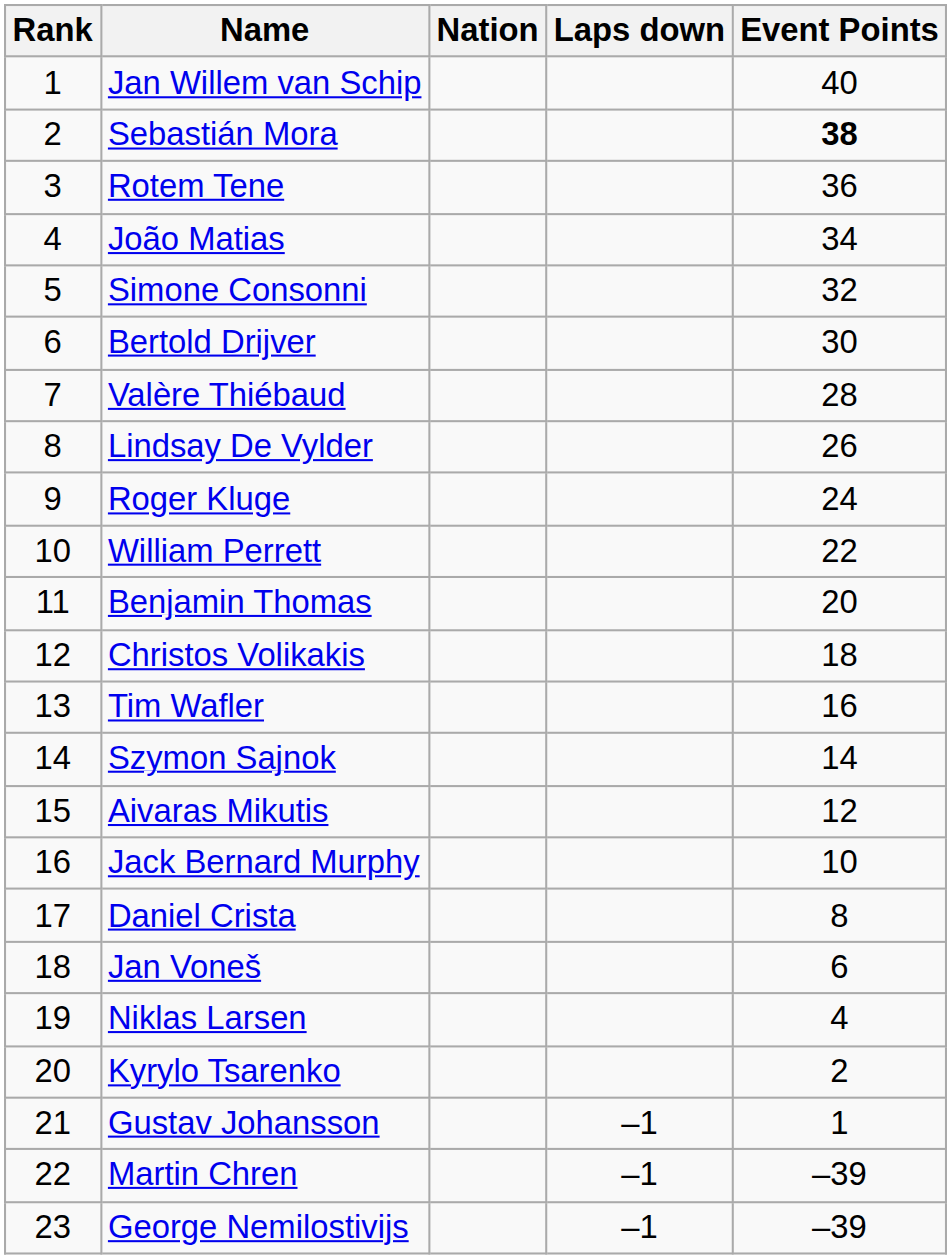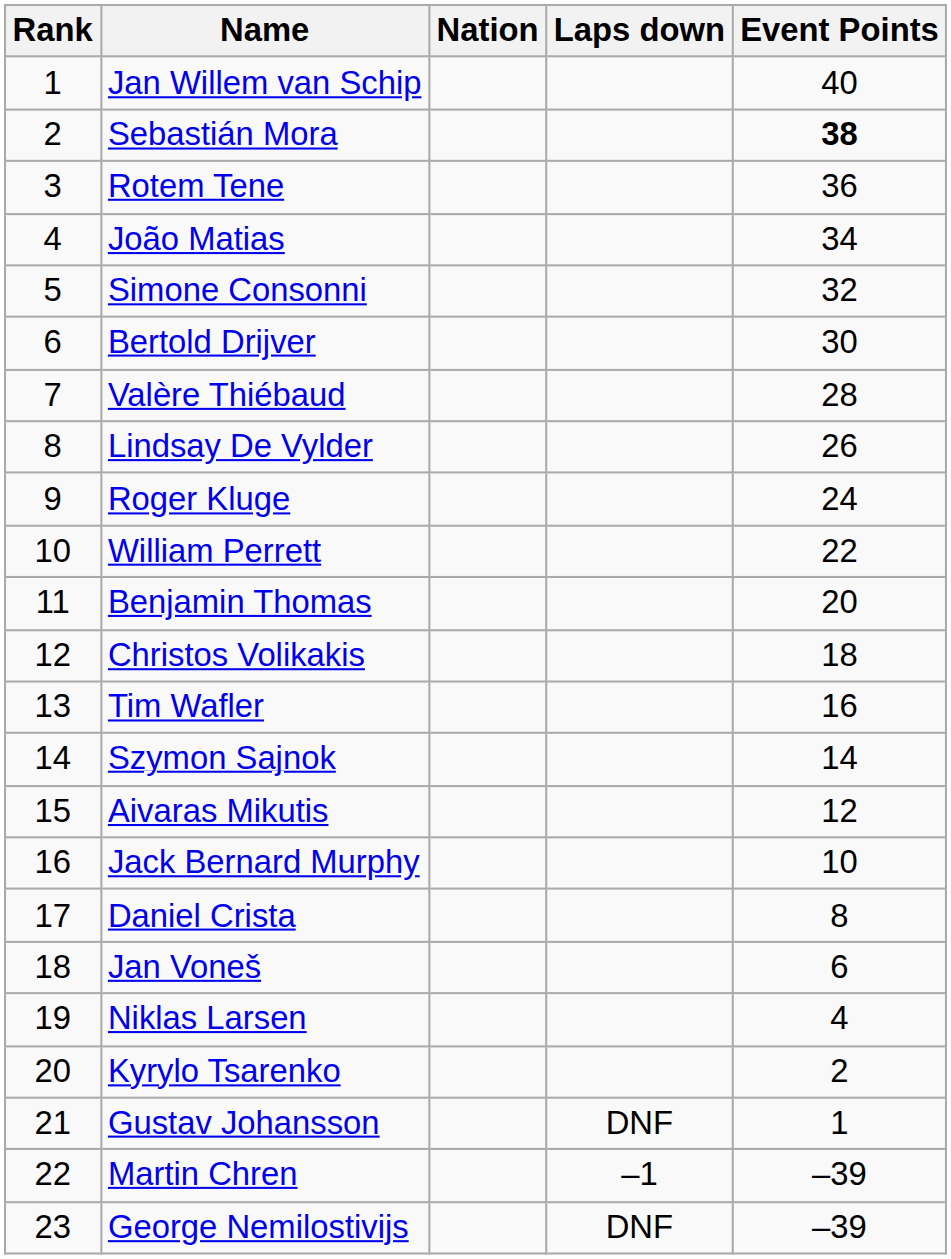(639, 1122) –1 -> (639, 1122) DNF
(639, 1226) –1 -> (639, 1226) DNF
